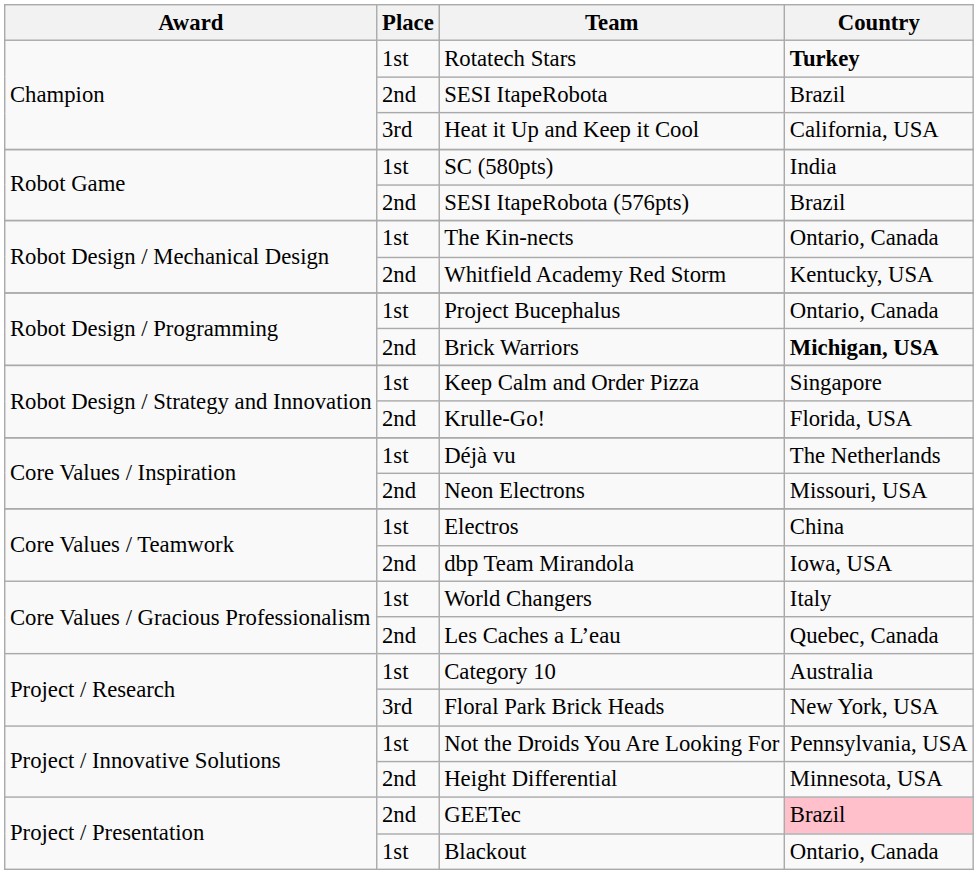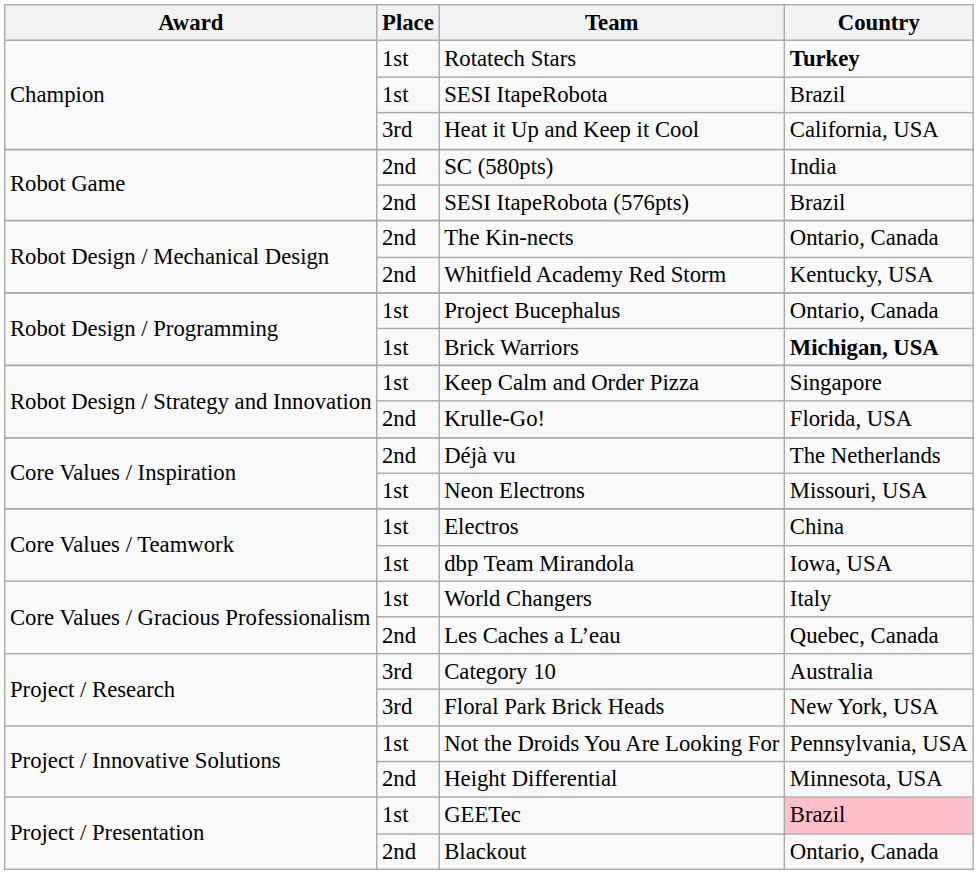(399, 94) 2nd -> (395, 94) 1st
(395, 166) 1st -> (399, 166) 2nd
(395, 238) 1st -> (399, 238) 2nd
(399, 346) 2nd -> (395, 346) 1st
(395, 454) 1st -> (399, 454) 2nd
(399, 490) 2nd -> (395, 490) 1st
(399, 563) 2nd -> (395, 563) 1st
(395, 671) 1st -> (397, 671) 3rd
(399, 815) 2nd -> (395, 815) 1st
(395, 851) 1st -> (399, 851) 2nd
